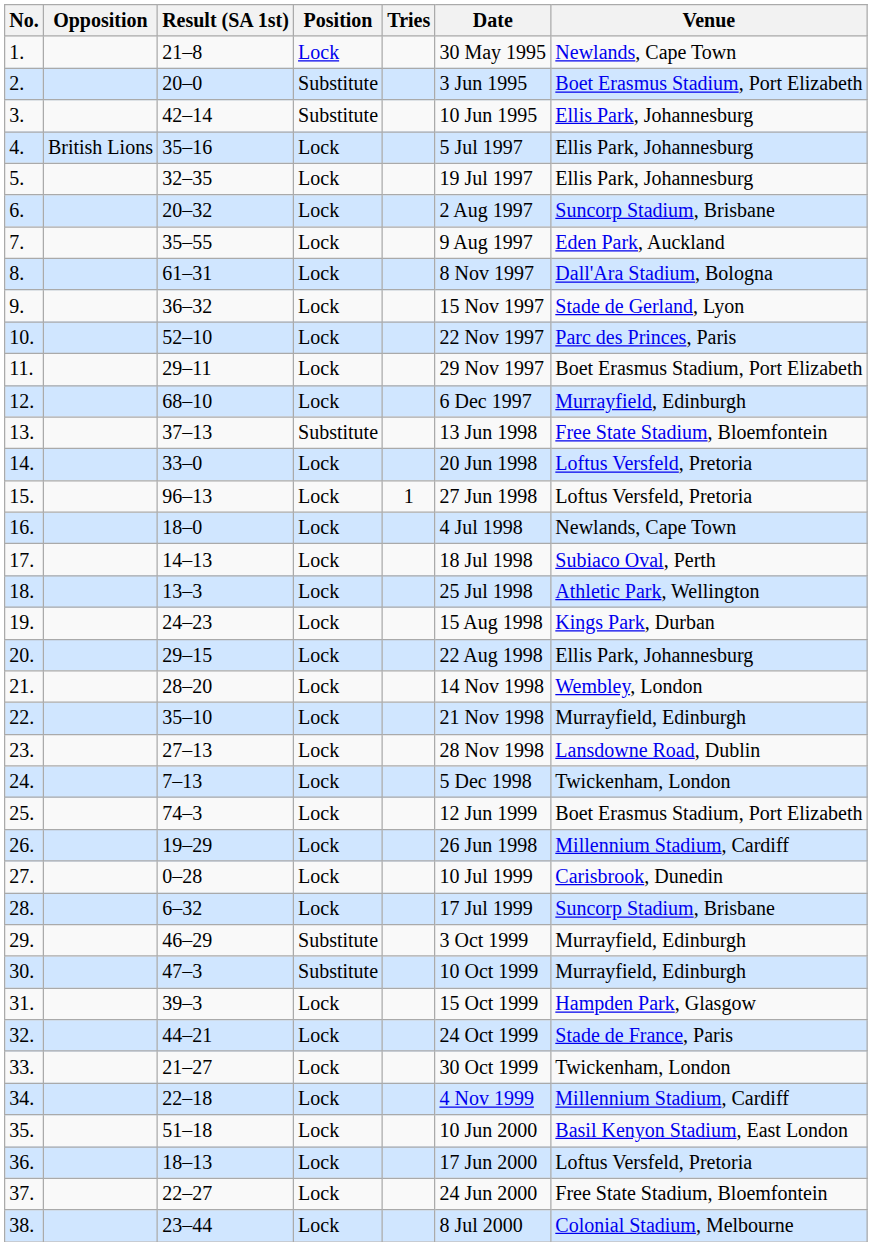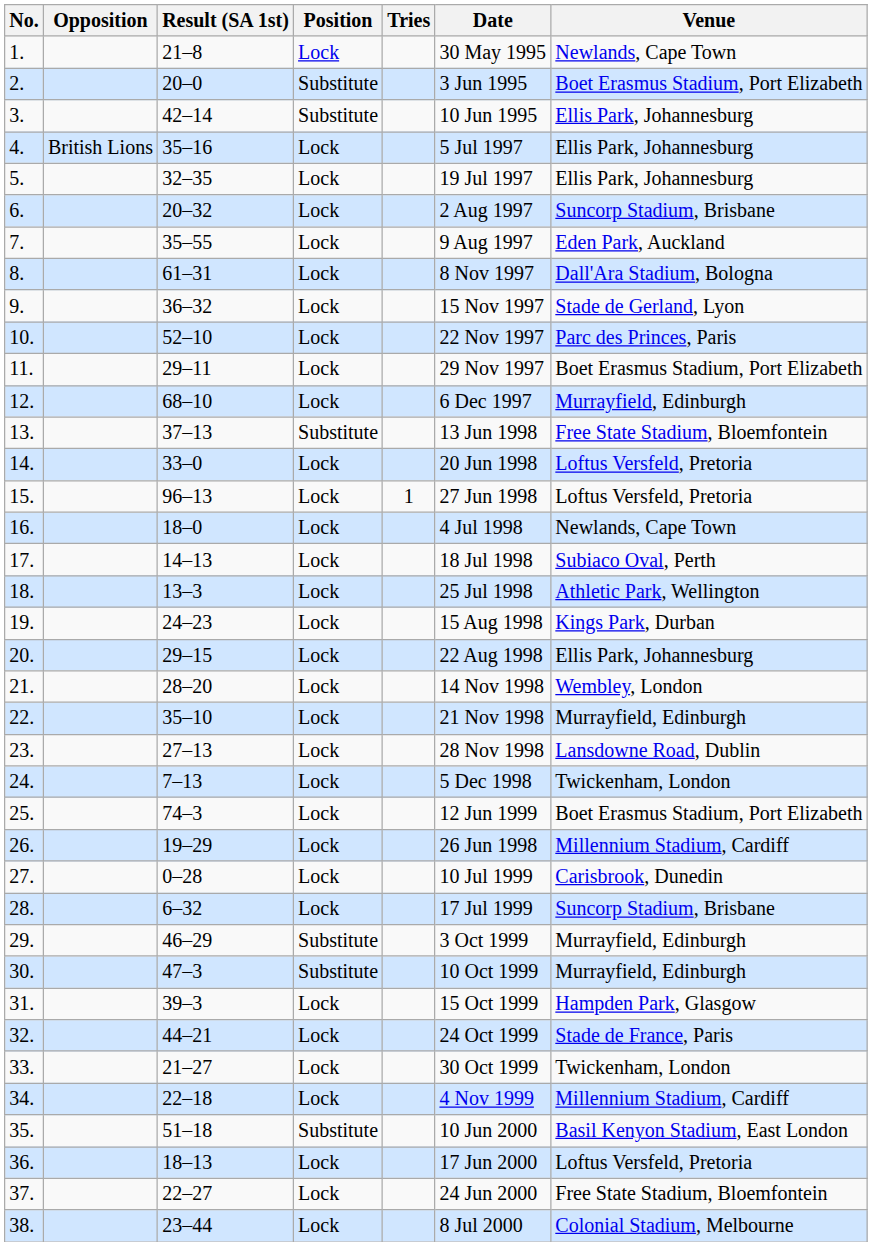(319, 1130) Lock -> (338, 1130) Substitute
